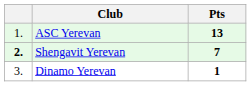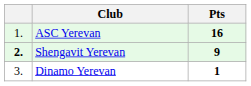(217, 33) 13 -> (217, 33) 16
(217, 52) 7 -> (217, 52) 9
